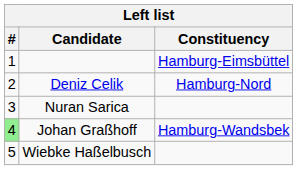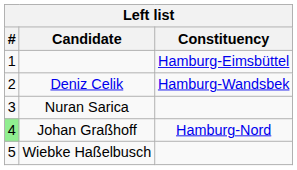(224, 84) Hamburg-Nord -> (224, 84) Hamburg-Wandsbek
(224, 130) Hamburg-Wandsbek -> (224, 130) Hamburg-Nord
